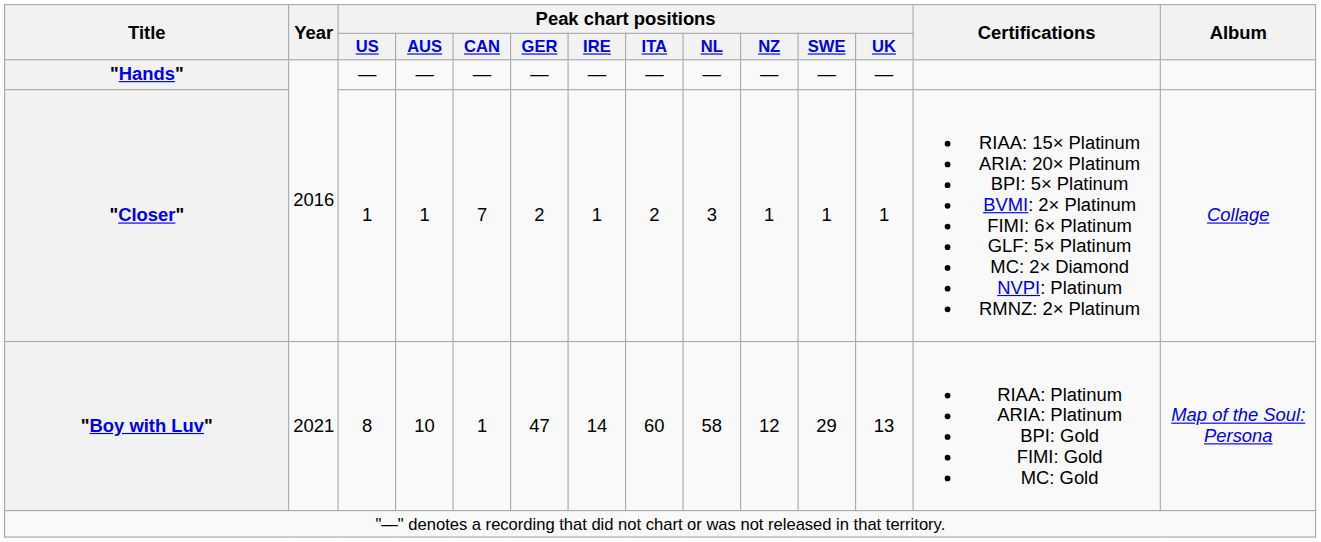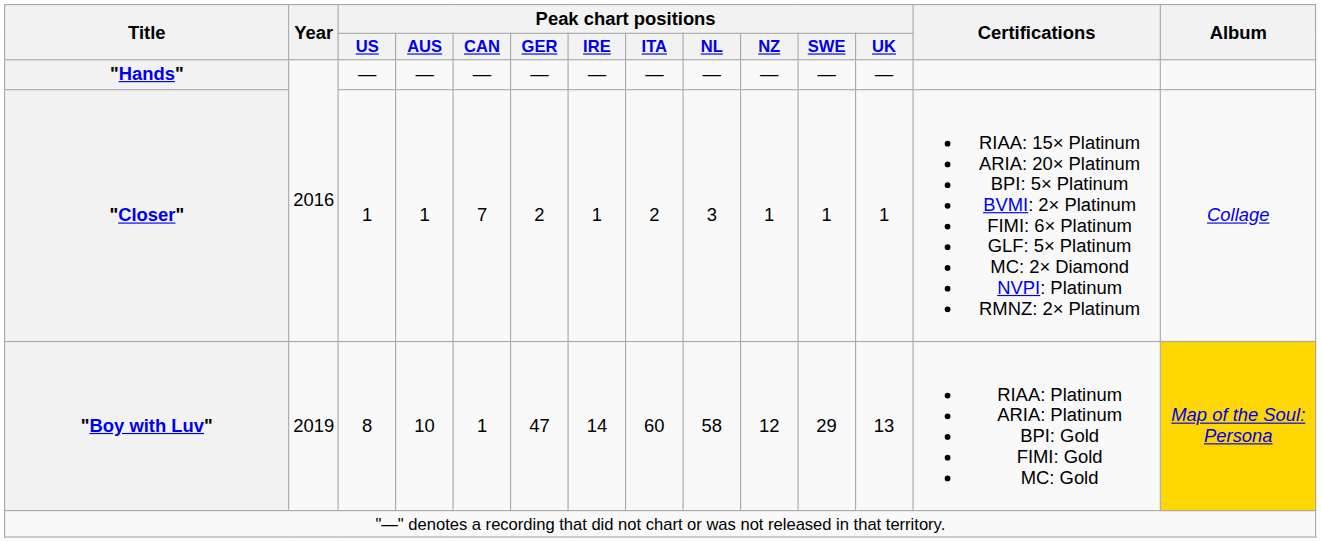(314, 426) 2021 -> (314, 426) 2019
(1238, 426) no background -> (1238, 426) gold background
